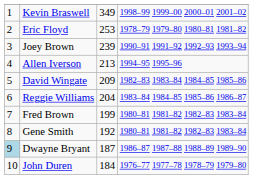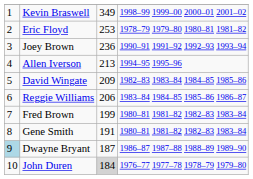(107, 47) 239 -> (107, 47) 236
(107, 98) 204 -> (107, 98) 206
(107, 132) 192 -> (107, 132) 191
(107, 166) no background -> (107, 166) lightgrey background
